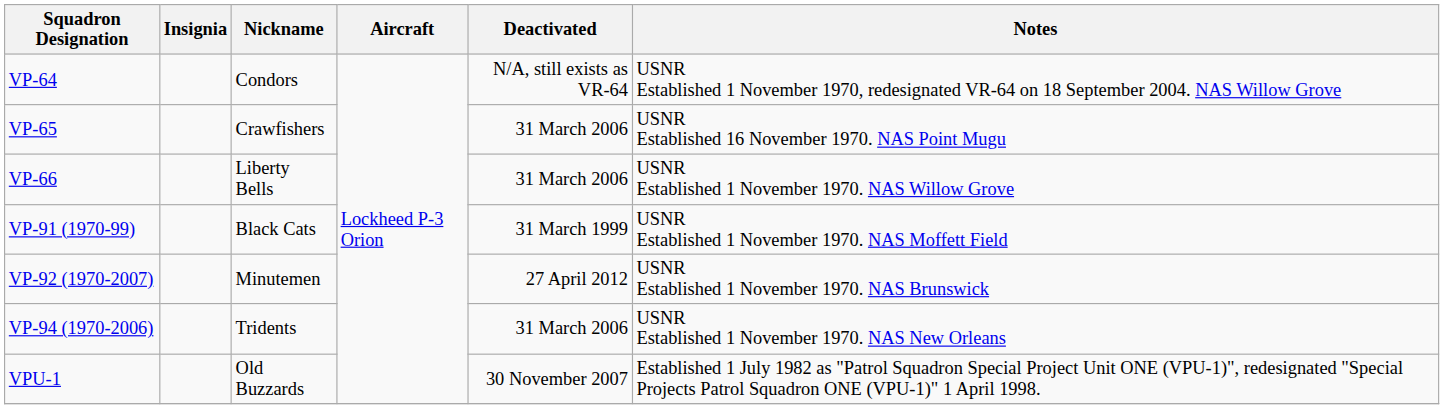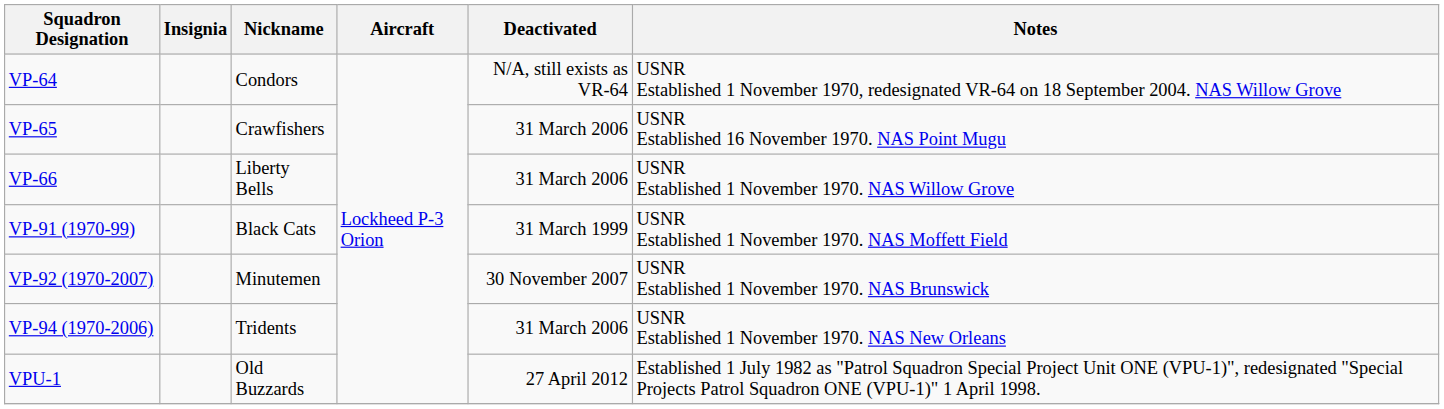(577, 278) 27 April 2012 -> (557, 278) 30 November 2007
(557, 378) 30 November 2007 -> (577, 378) 27 April 2012
